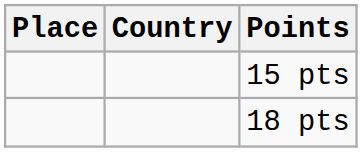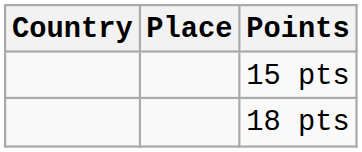columns swapped: (55, 29) <-> (172, 29)
